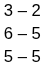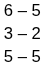rows swapped: (22, 33) <-> (22, 10)
